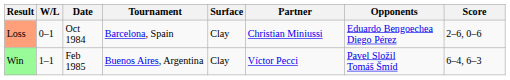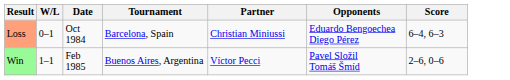- column: (227, 12)
(464, 34) 2–6, 0–6 -> (426, 34) 6–4, 6–3
(464, 61) 6–4, 6–3 -> (426, 61) 2–6, 0–6
